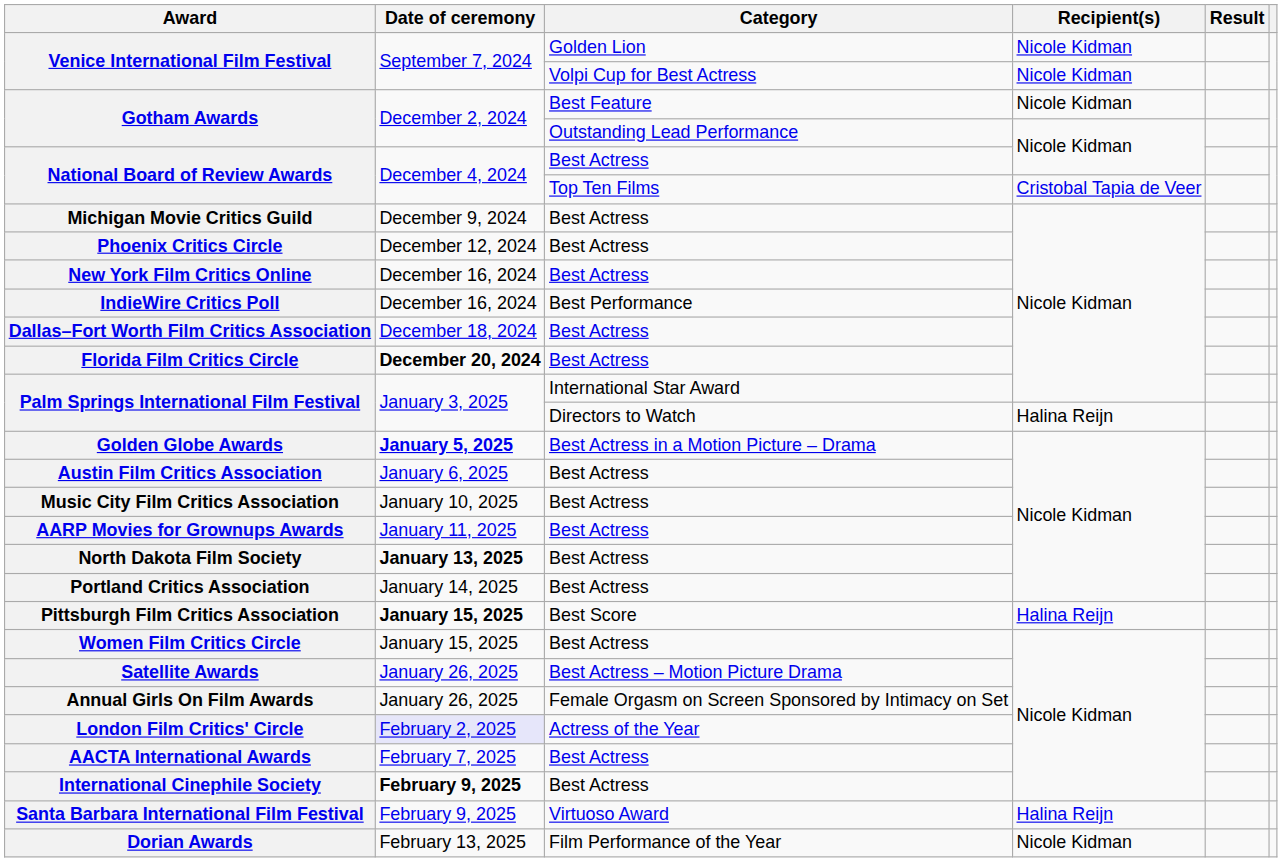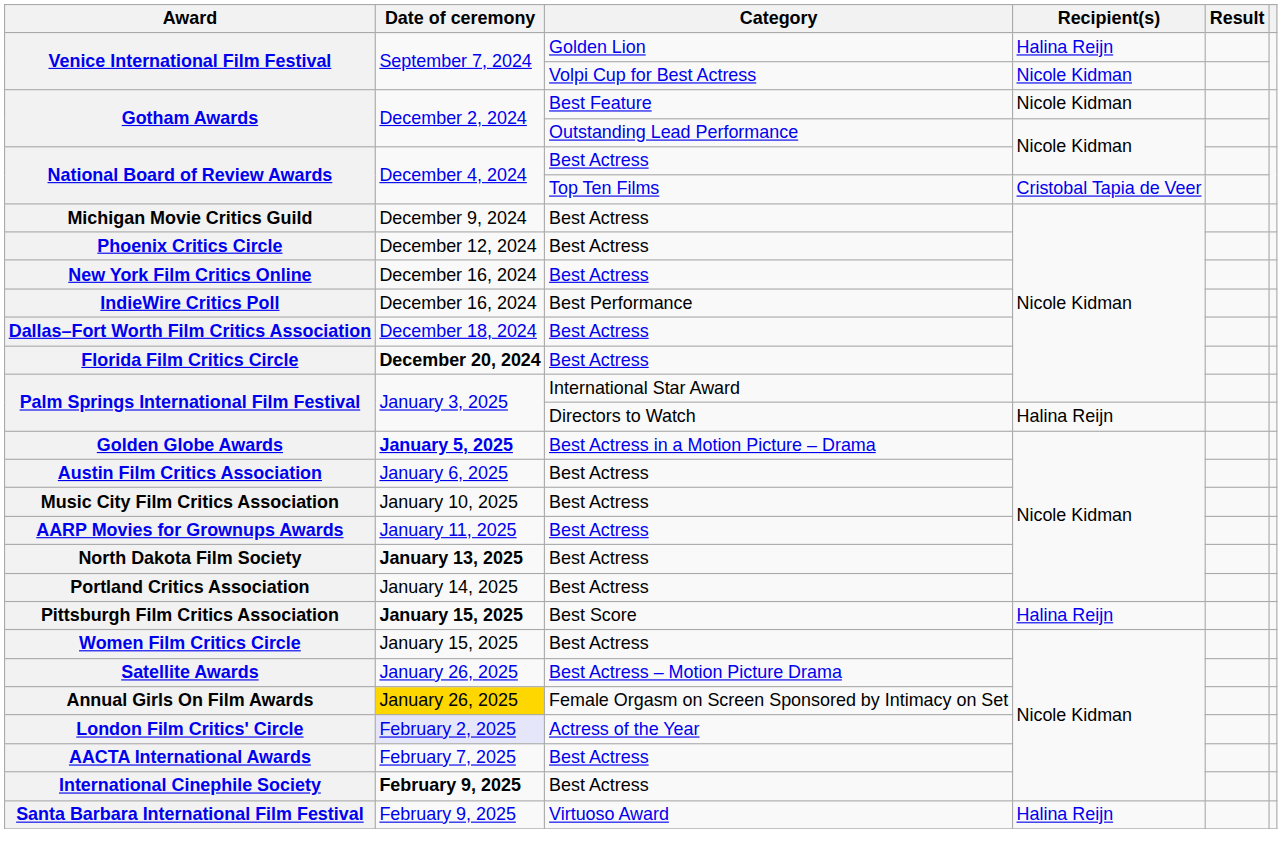(1074, 47) Nicole Kidman -> (1065, 47) Halina Reijn
(449, 700) no background -> (449, 700) gold background
- row: (190, 842)
